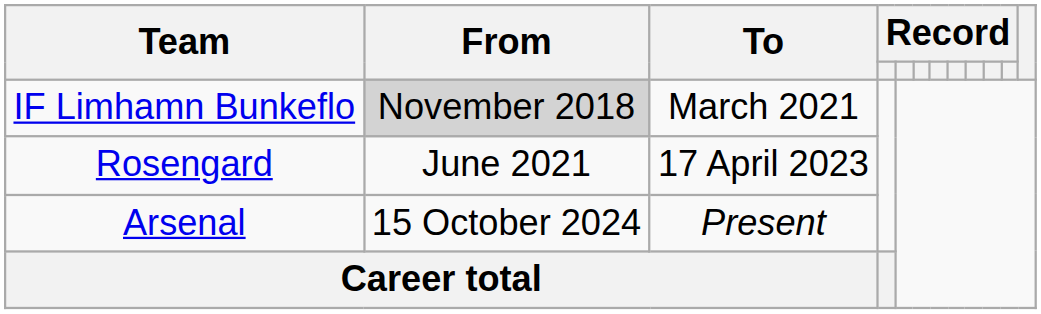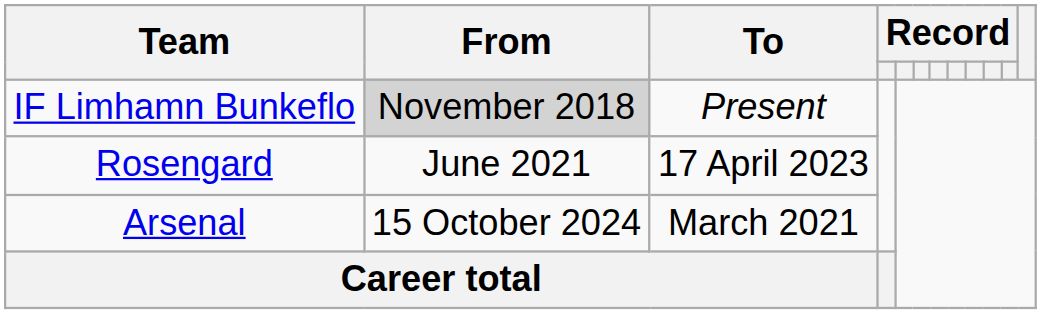(763, 107) March 2021 -> (763, 107) Present
(763, 221) Present -> (763, 221) March 2021
